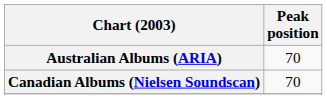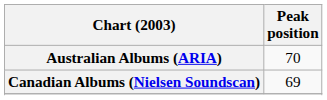(293, 81) 70 -> (293, 81) 69
